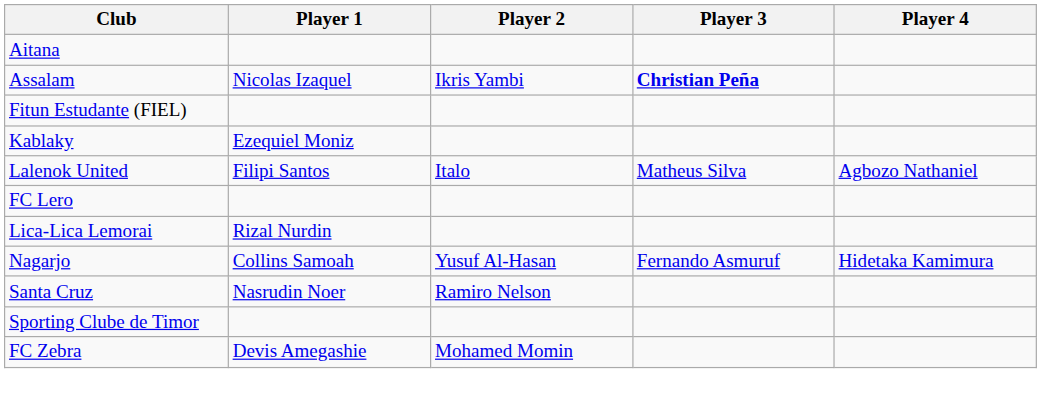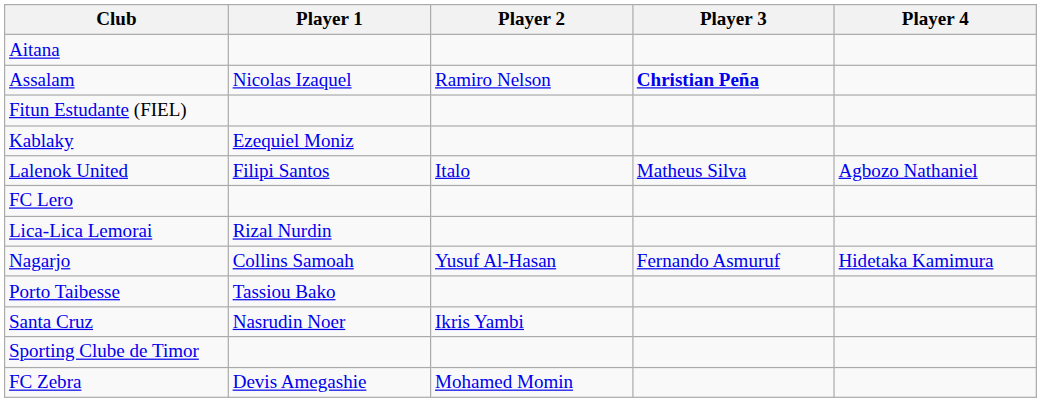(479, 79) Ikris Yambi -> (493, 79) Ramiro Nelson
+ row: (64, 291)
(493, 291) Ramiro Nelson -> (479, 321) Ikris Yambi
